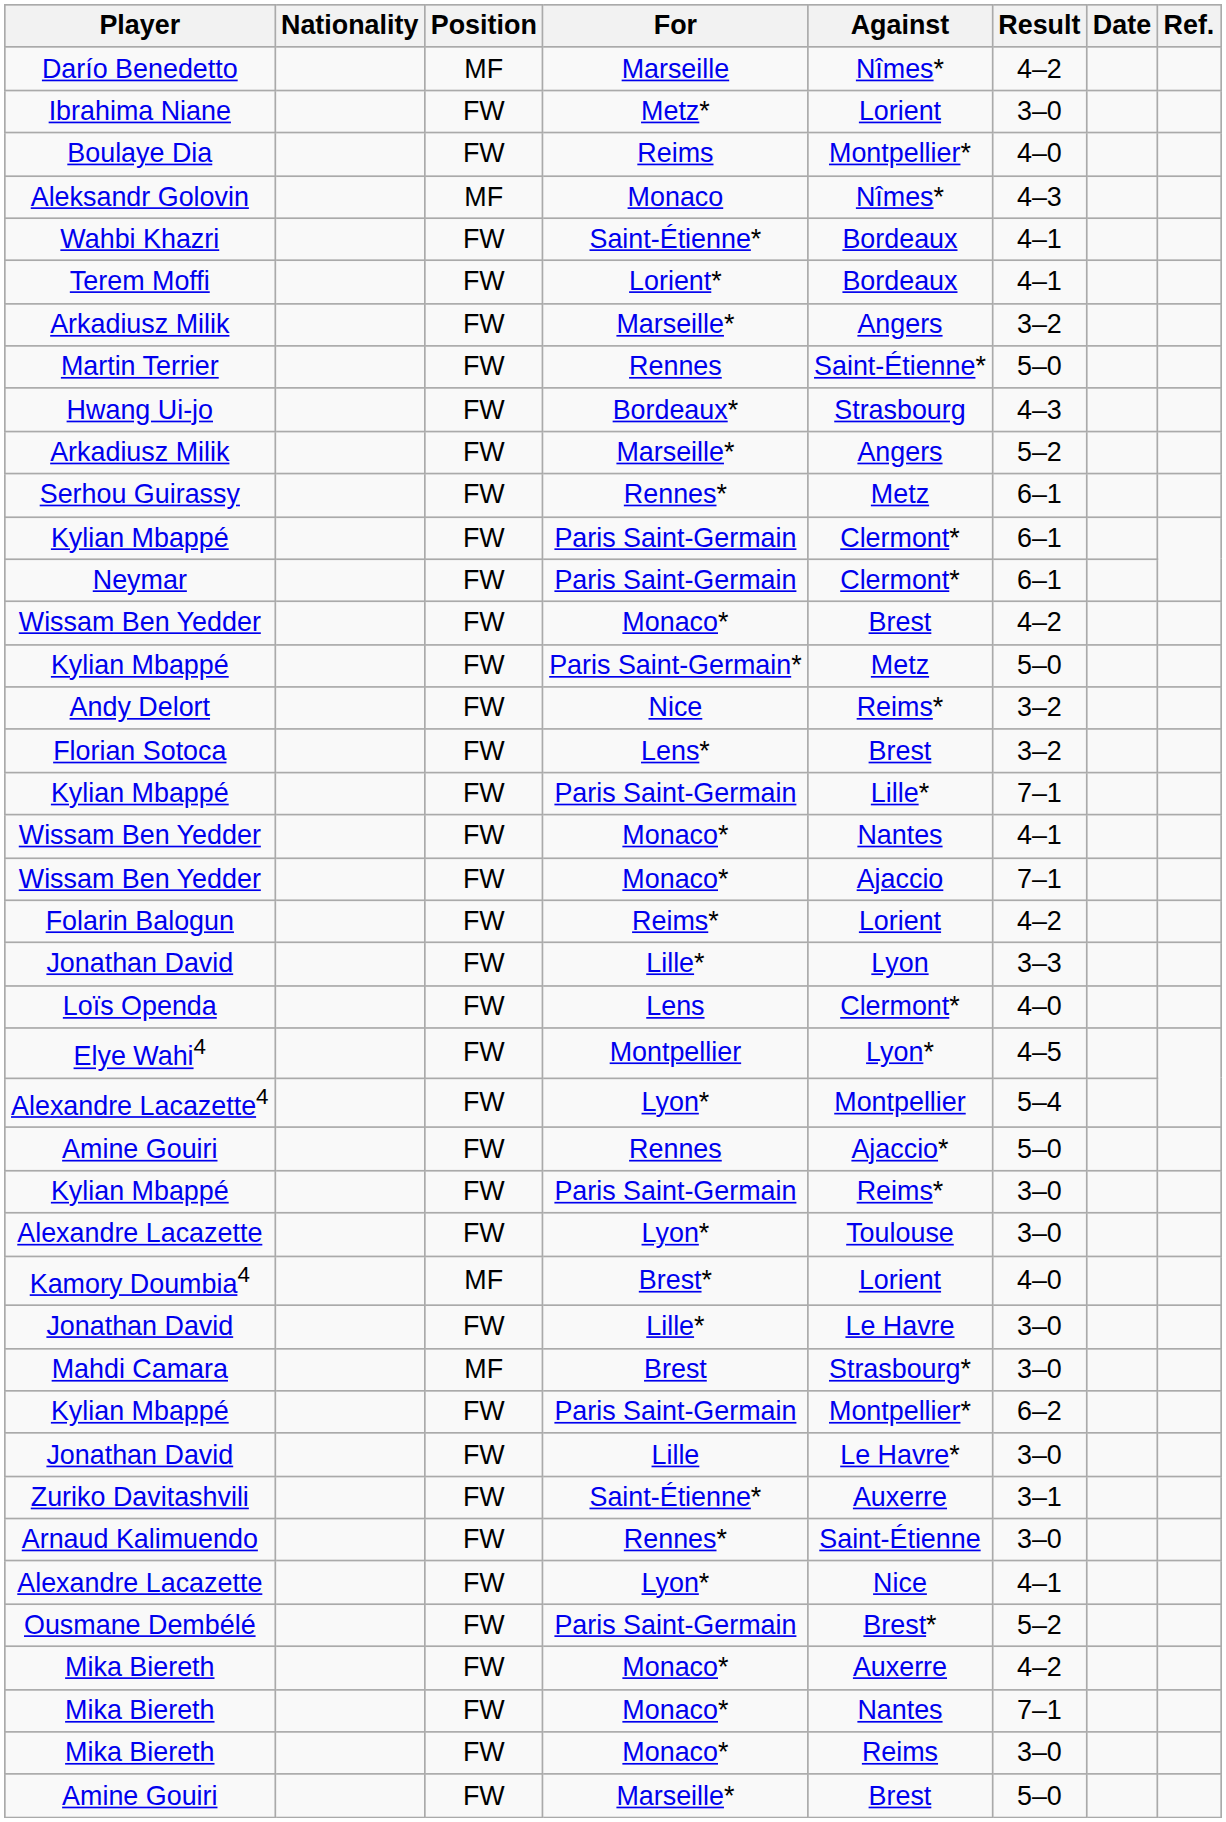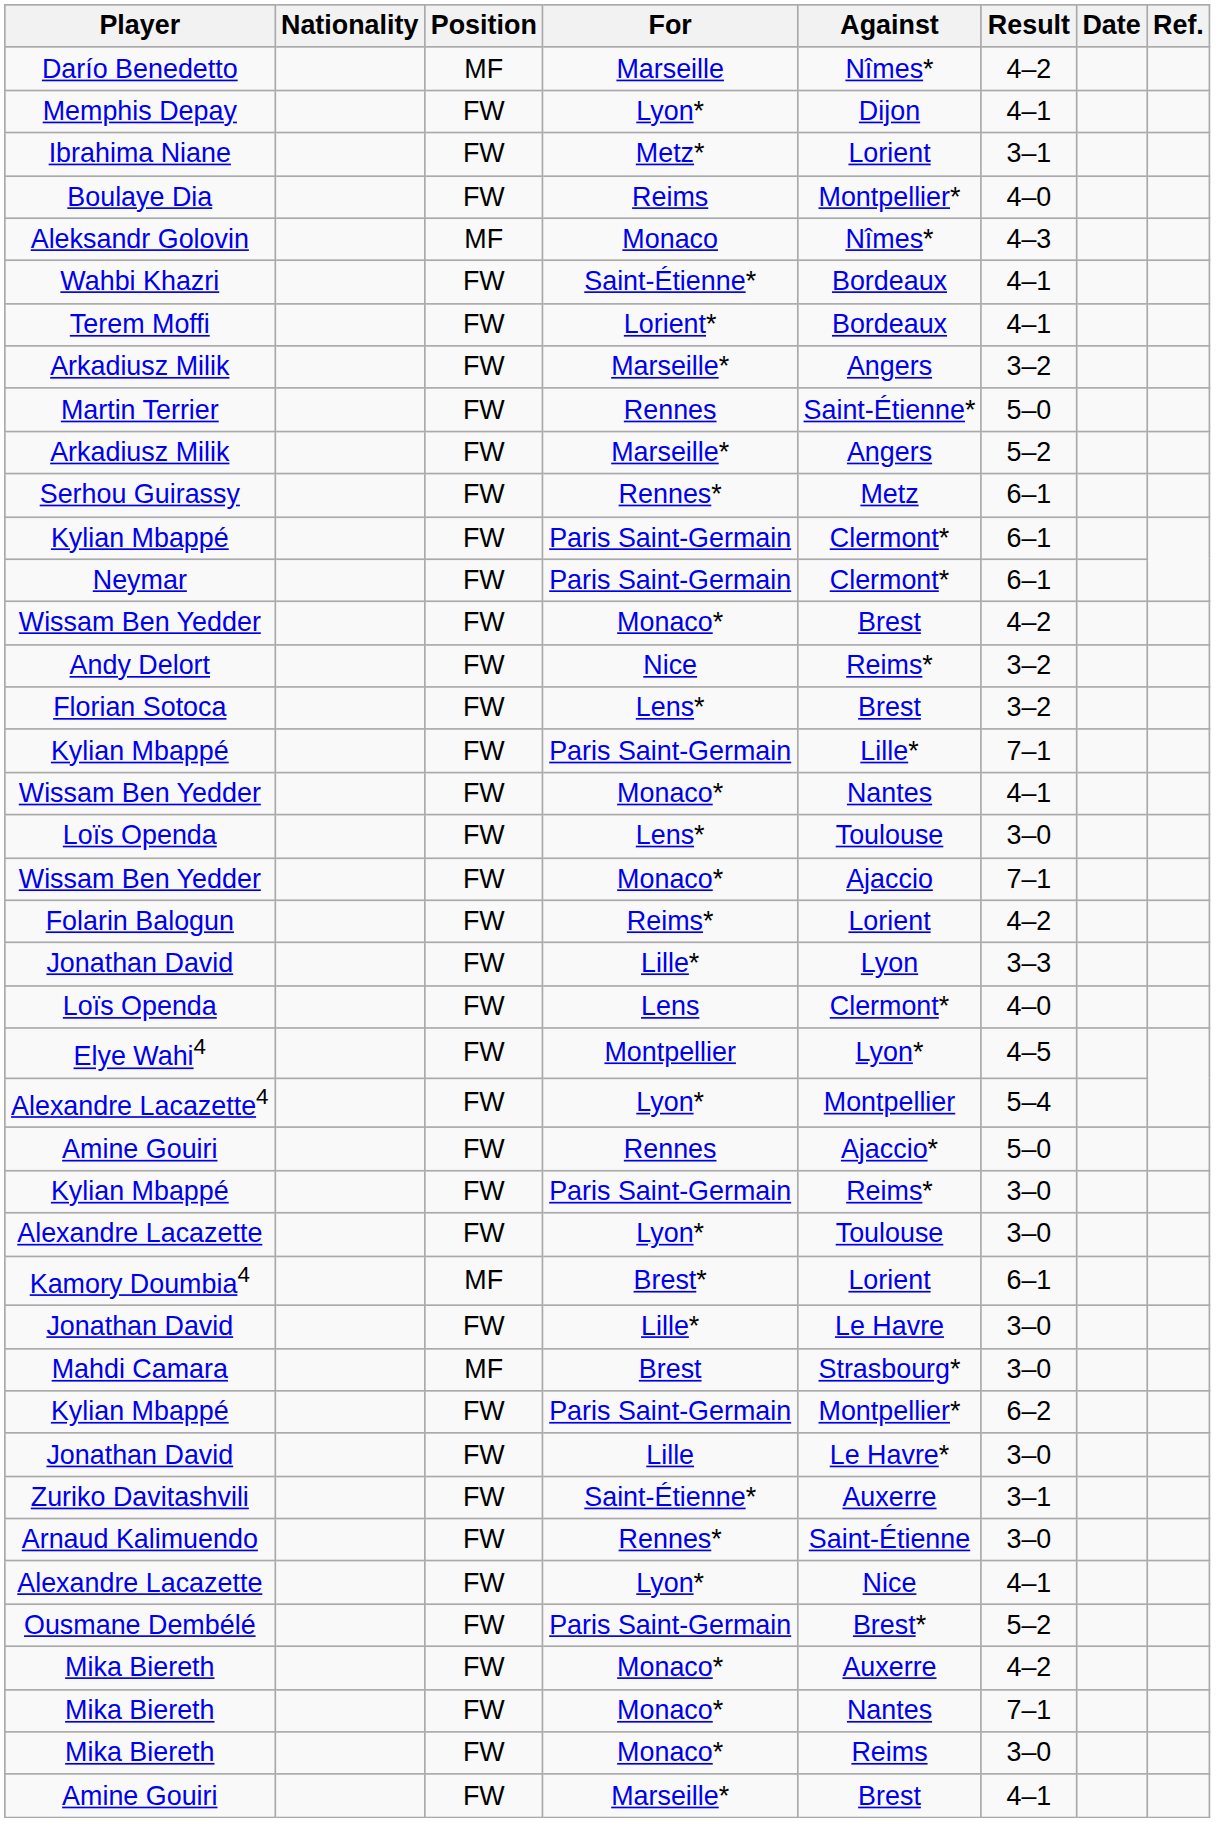+ row: (140, 111)
(1039, 111) 3–0 -> (1029, 153) 3–1
- row: (140, 409)
- row: (140, 665)
+ row: (140, 835)
(1039, 1280) 4–0 -> (1029, 1280) 6–1
(1039, 1795) 5–0 -> (1029, 1795) 4–1
